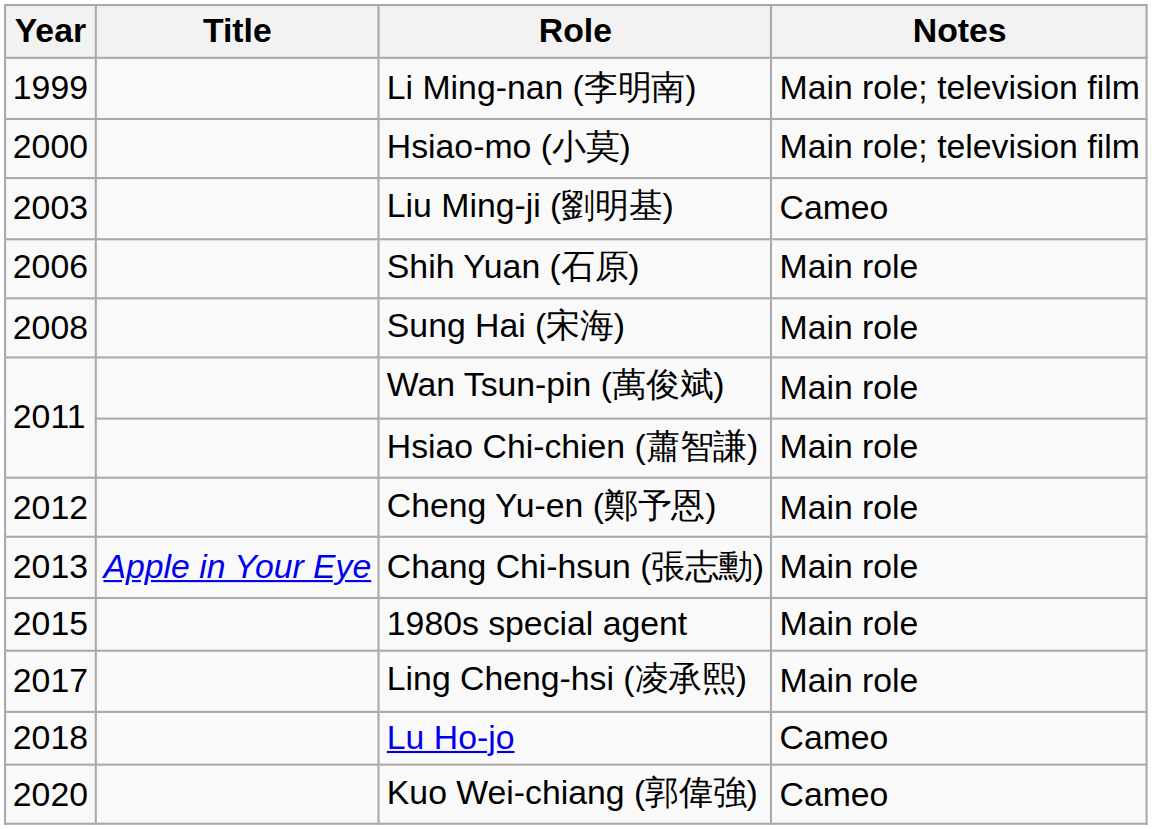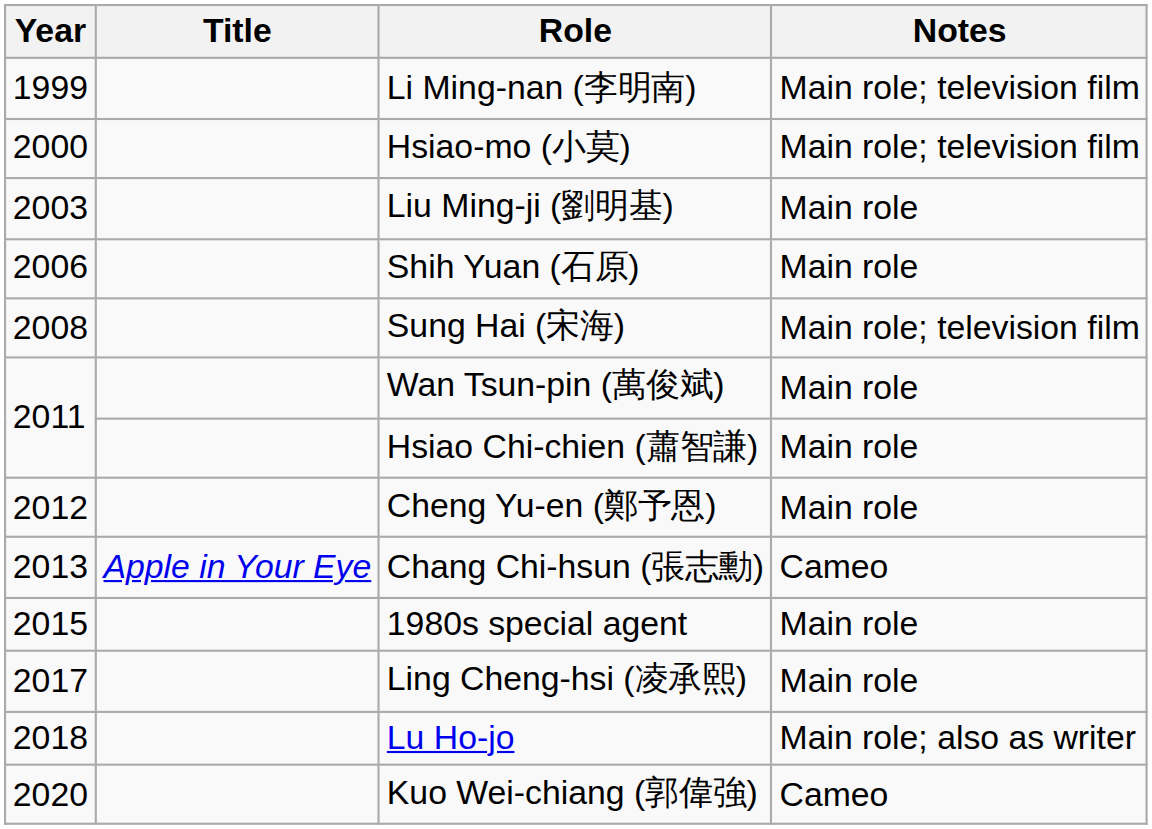(834, 207) Cameo -> (849, 207) Main role
(849, 327) Main role -> (960, 327) Main role; television film
(849, 566) Main role -> (834, 566) Cameo
(834, 737) Cameo -> (958, 737) Main role; also as writer
